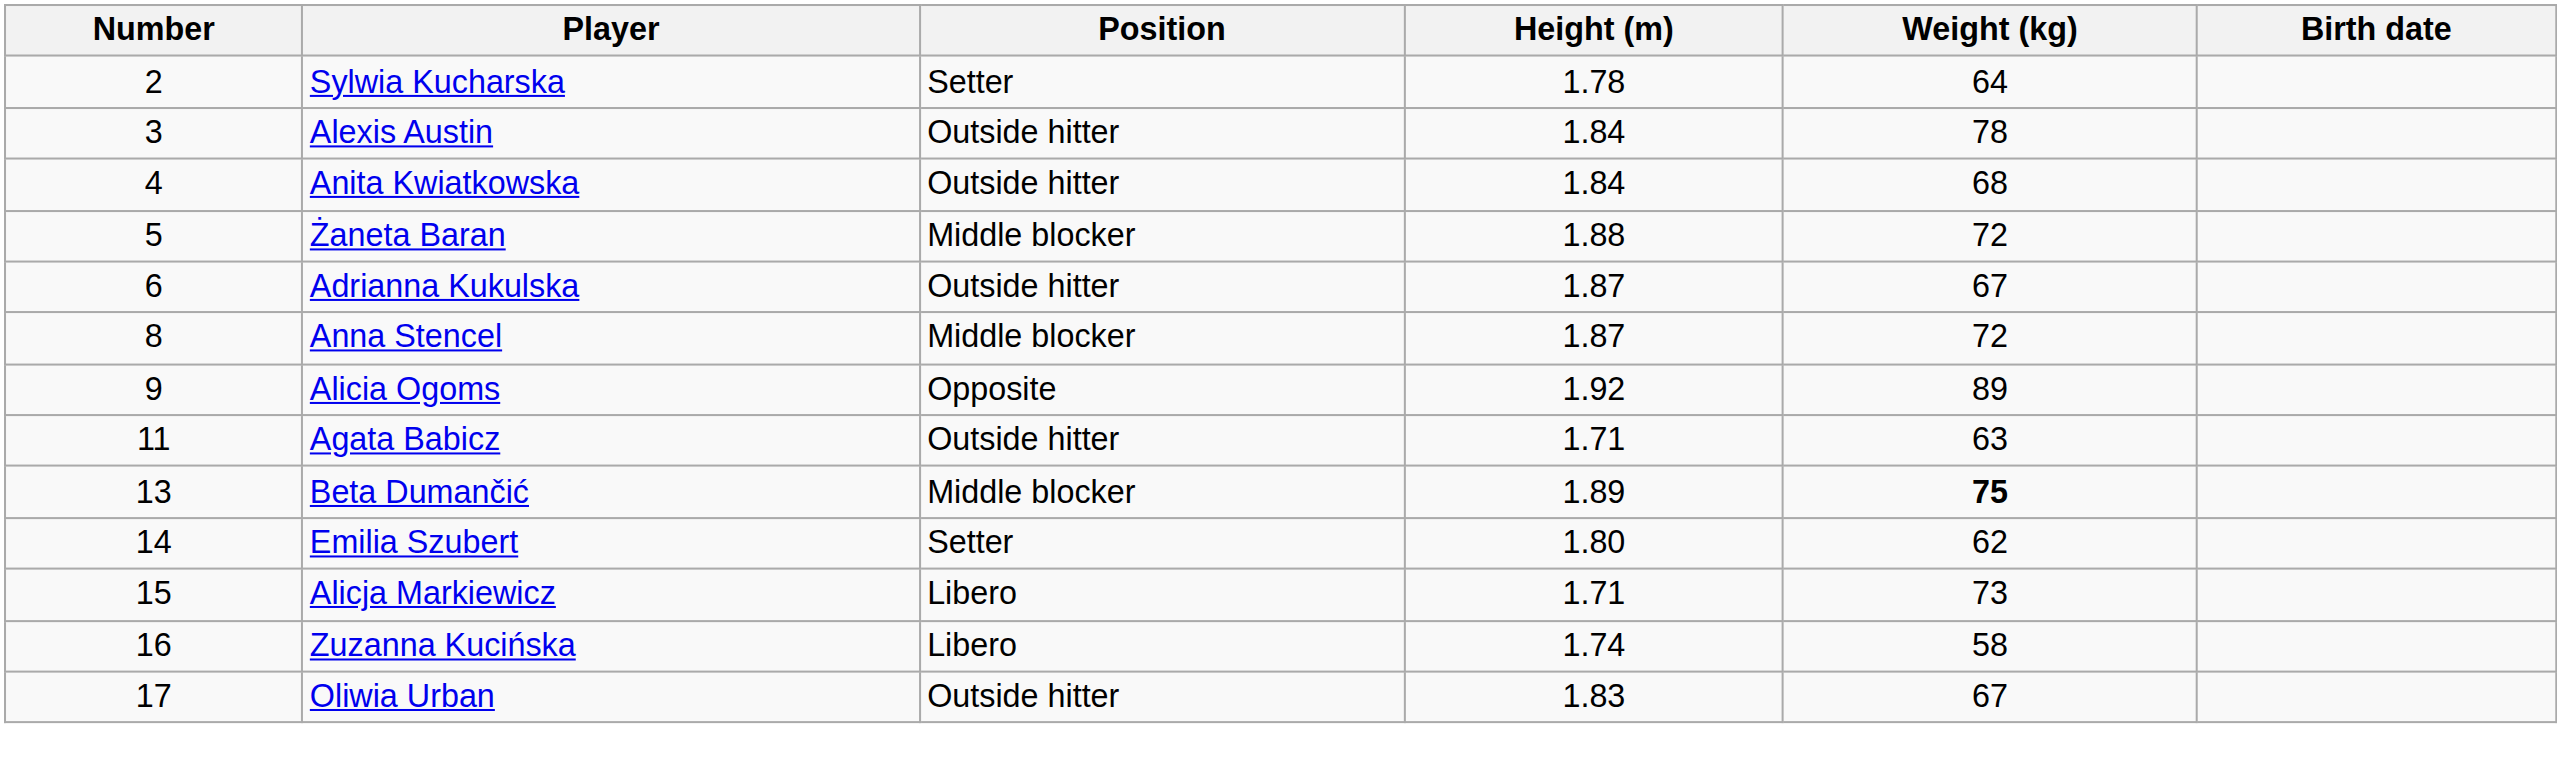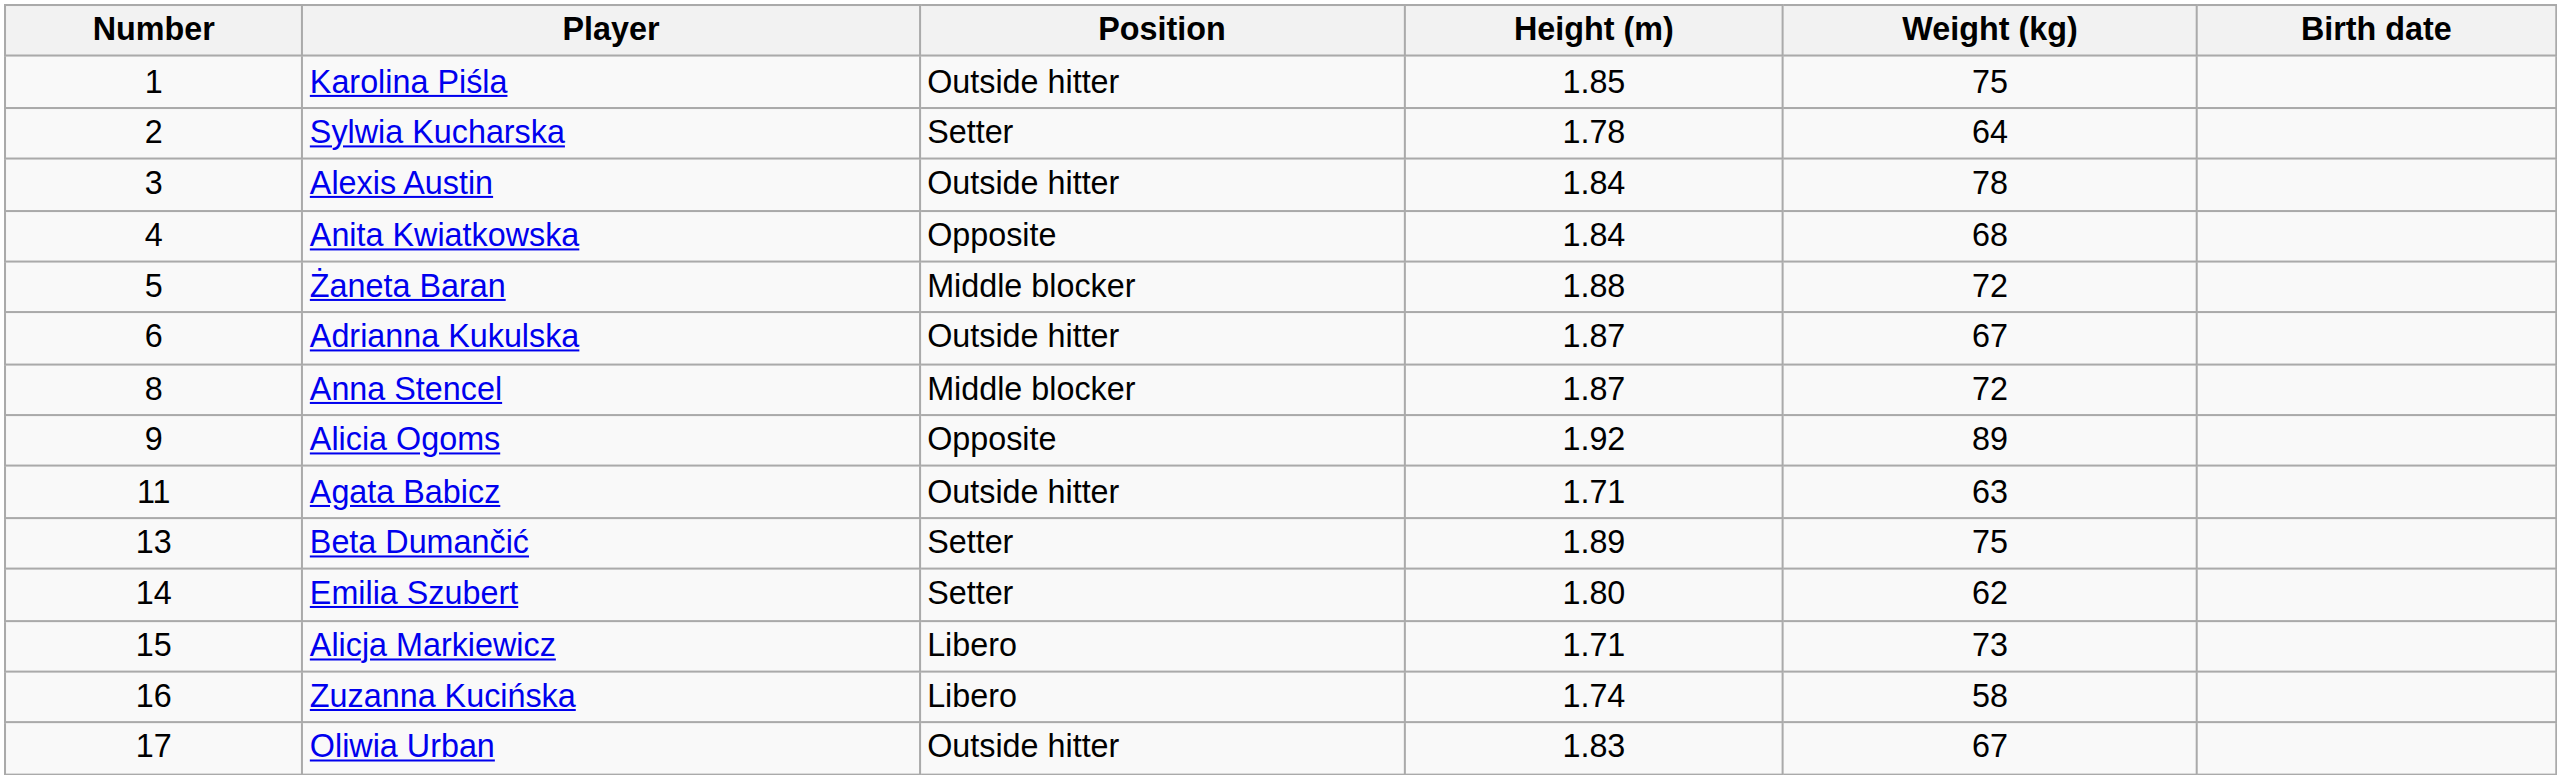+ row: (409, 81)
(1023, 183) Outside hitter -> (992, 235) Opposite
(1031, 491) Middle blocker -> (970, 542) Setter
(1990, 491) bold -> (1990, 542) normal
